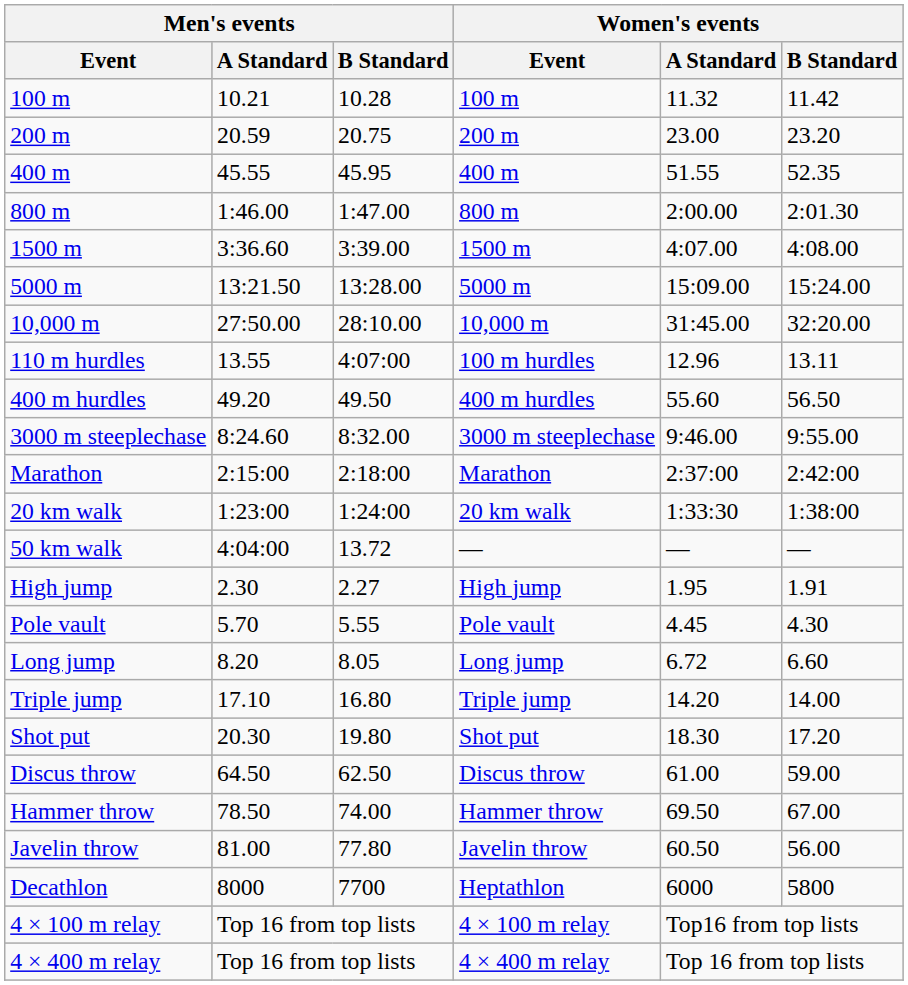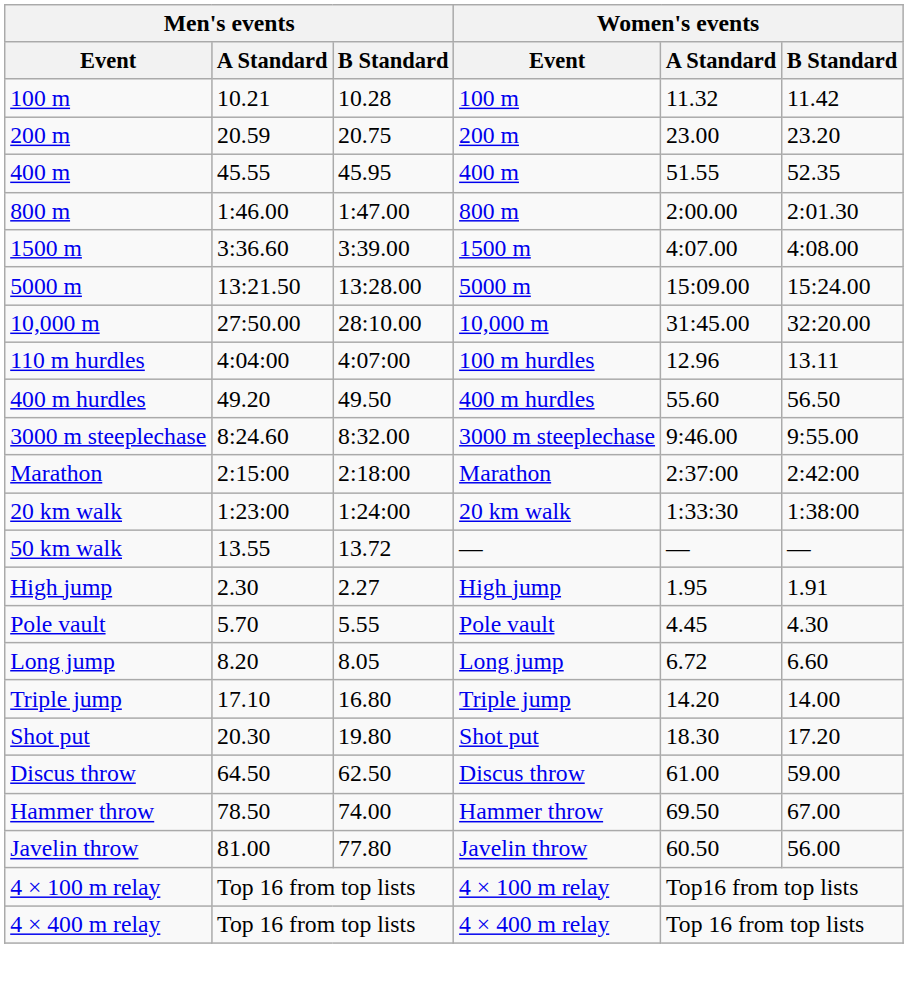(244, 360) 13.55 -> (253, 360) 4:04:00
(253, 548) 4:04:00 -> (244, 548) 13.55
- row: (59, 886)
